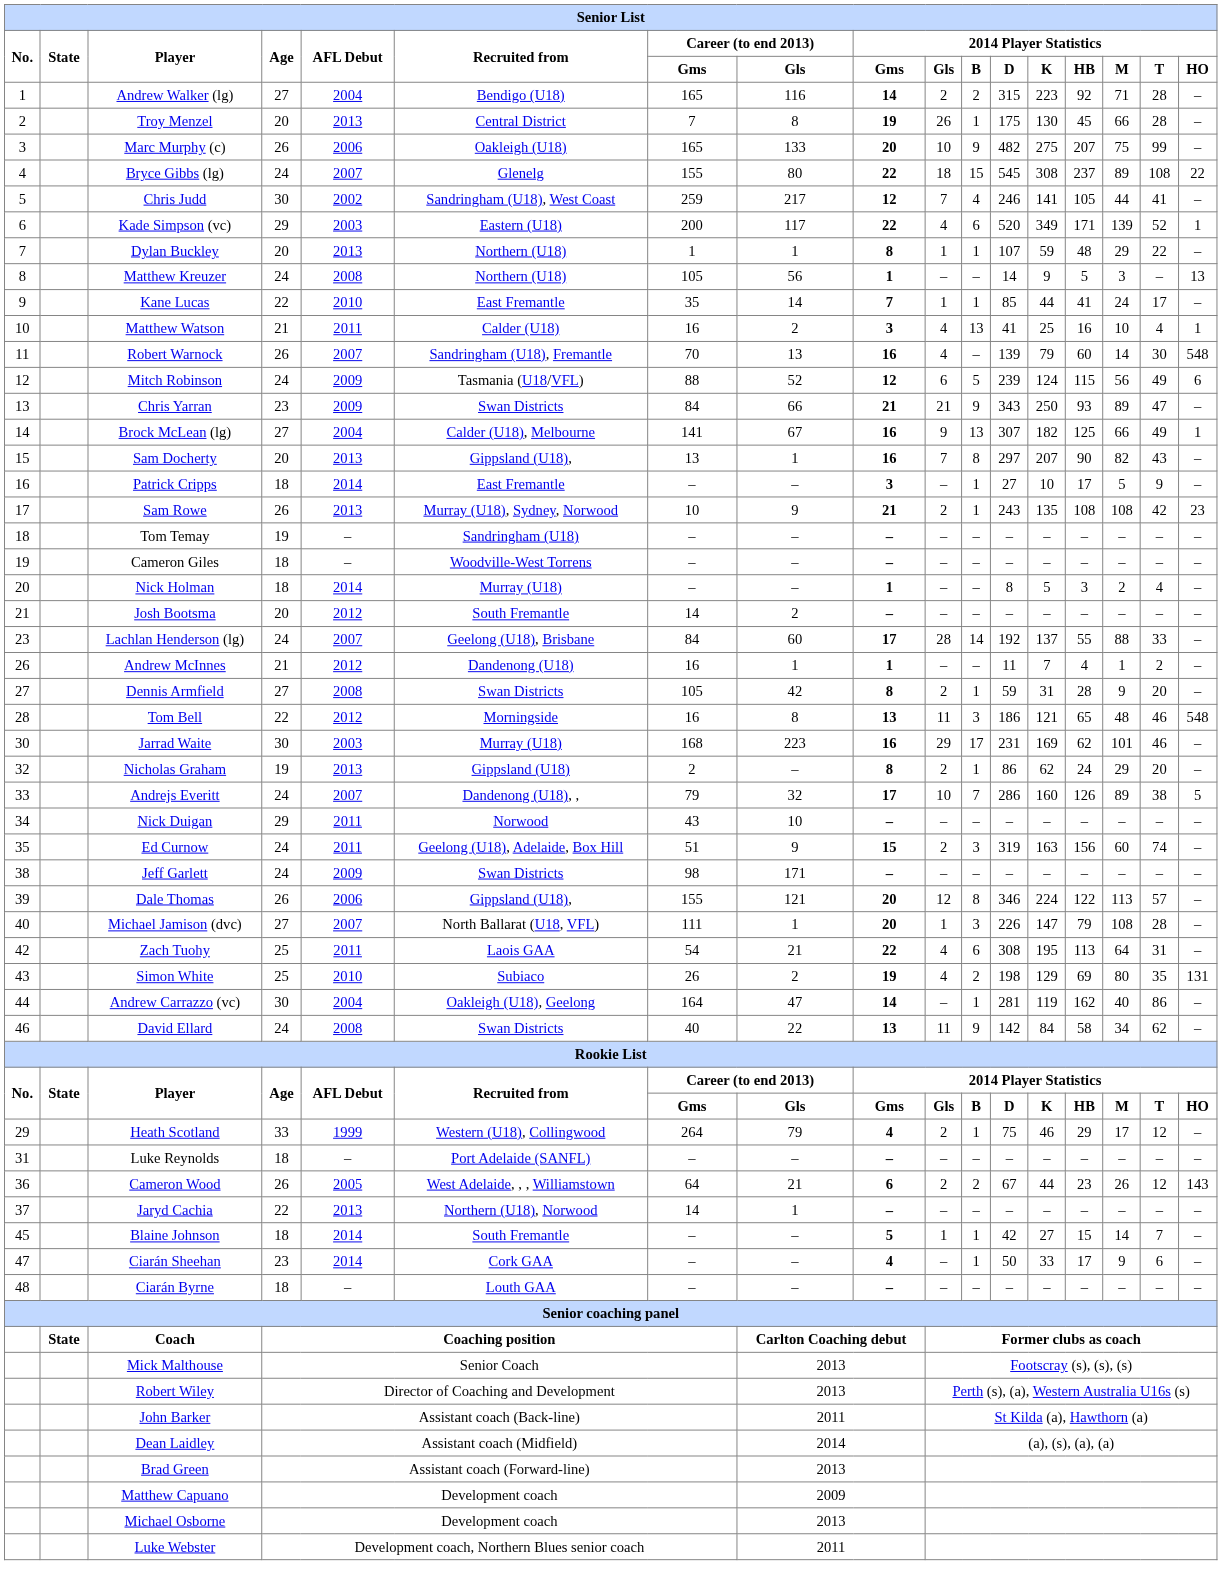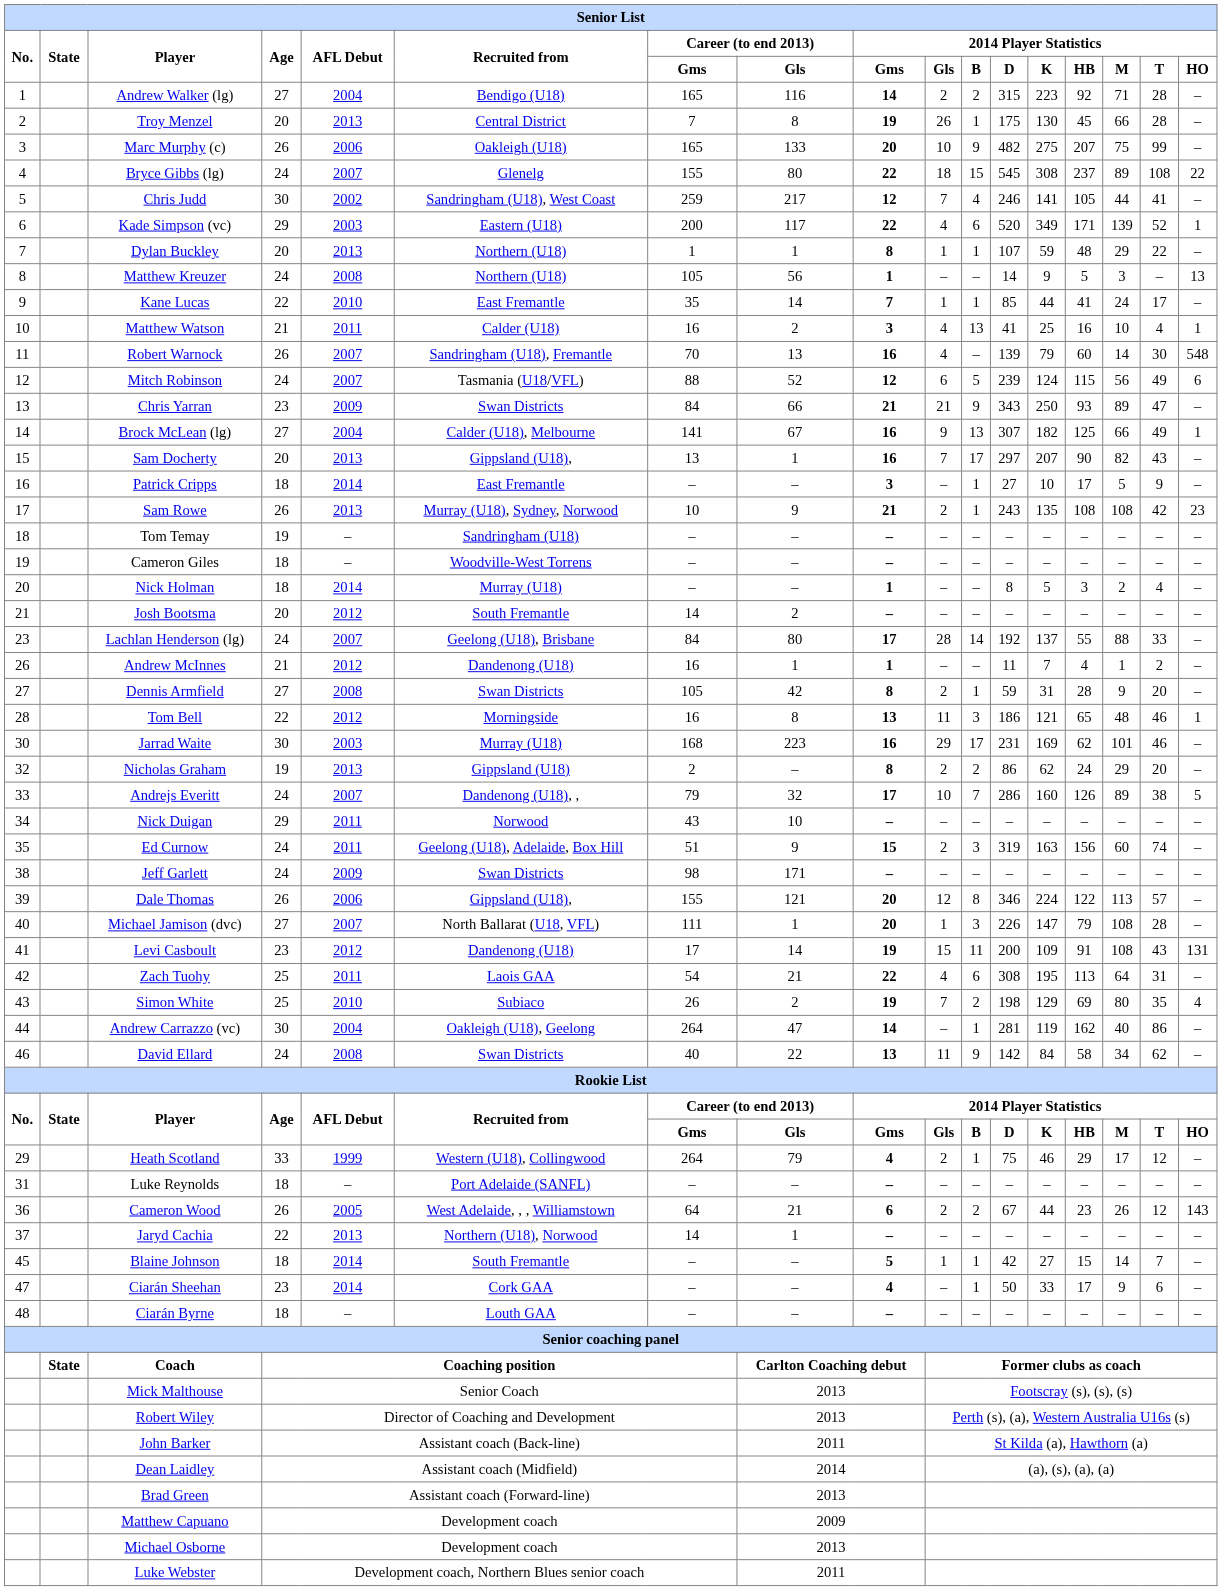(348, 380) 2009 -> (348, 380) 2007
(976, 458) 8 -> (976, 458) 17
(795, 639) 60 -> (795, 639) 80
(1198, 717) 548 -> (1198, 717) 1
(976, 769) 1 -> (976, 769) 2
+ row: (22, 950)
(944, 976) 4 -> (944, 1002) 7
(1198, 976) 131 -> (1198, 1002) 4
(692, 1002) 164 -> (692, 1028) 264
